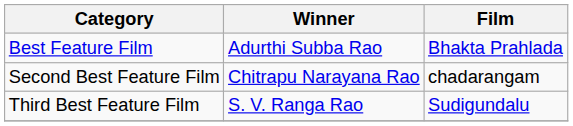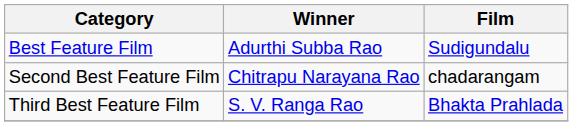(496, 47) Bhakta Prahlada -> (479, 47) Sudigundalu
(479, 105) Sudigundalu -> (496, 105) Bhakta Prahlada
